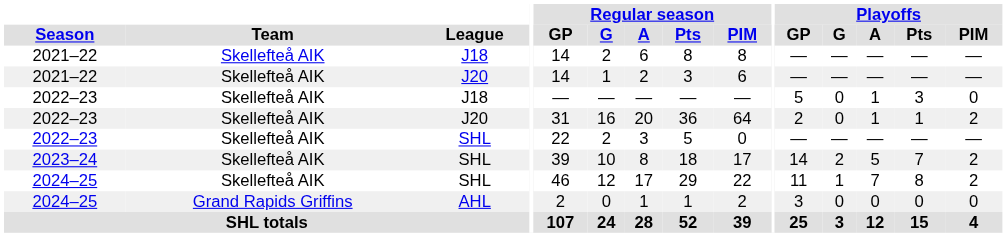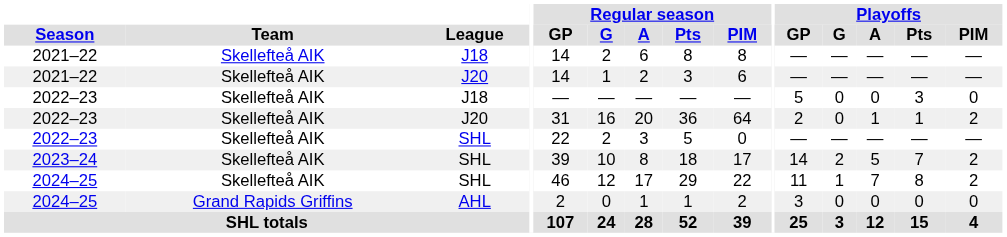(875, 97) 1 -> (875, 97) 0
